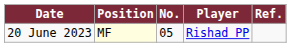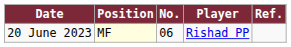(166, 33) 05 -> (166, 33) 06
